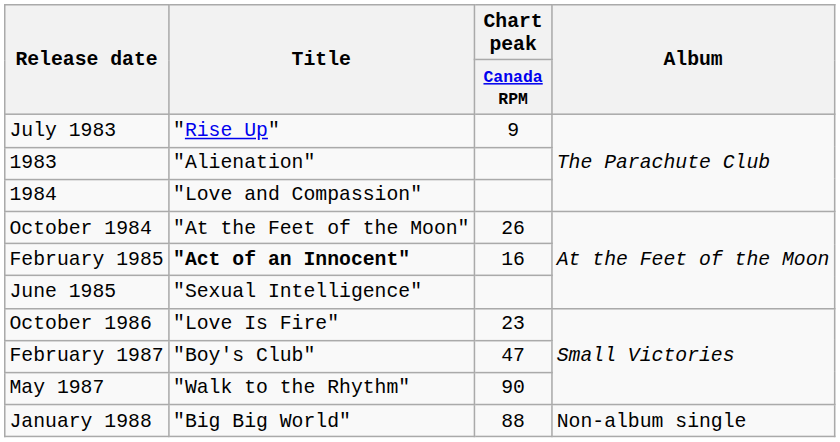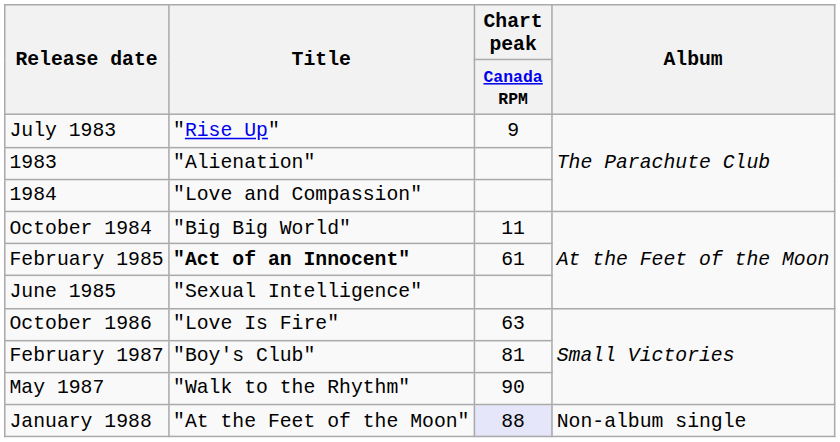(321, 227) "At the Feet of the Moon" -> (262, 227) "Big Big World"
(513, 227) 26 -> (513, 227) 11
(513, 260) 16 -> (513, 260) 61
(513, 324) 23 -> (513, 324) 63
(513, 356) 47 -> (513, 356) 81
(262, 421) "Big Big World" -> (321, 421) "At the Feet of the Moon"
(513, 421) no background -> (513, 421) lavender background
